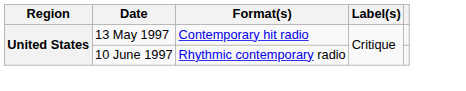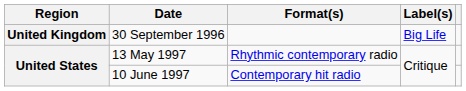+ row: (168, 34)
(244, 34) Contemporary hit radio -> (314, 55) Rhythmic contemporary radio
(262, 55) Rhythmic contemporary radio -> (296, 75) Contemporary hit radio
